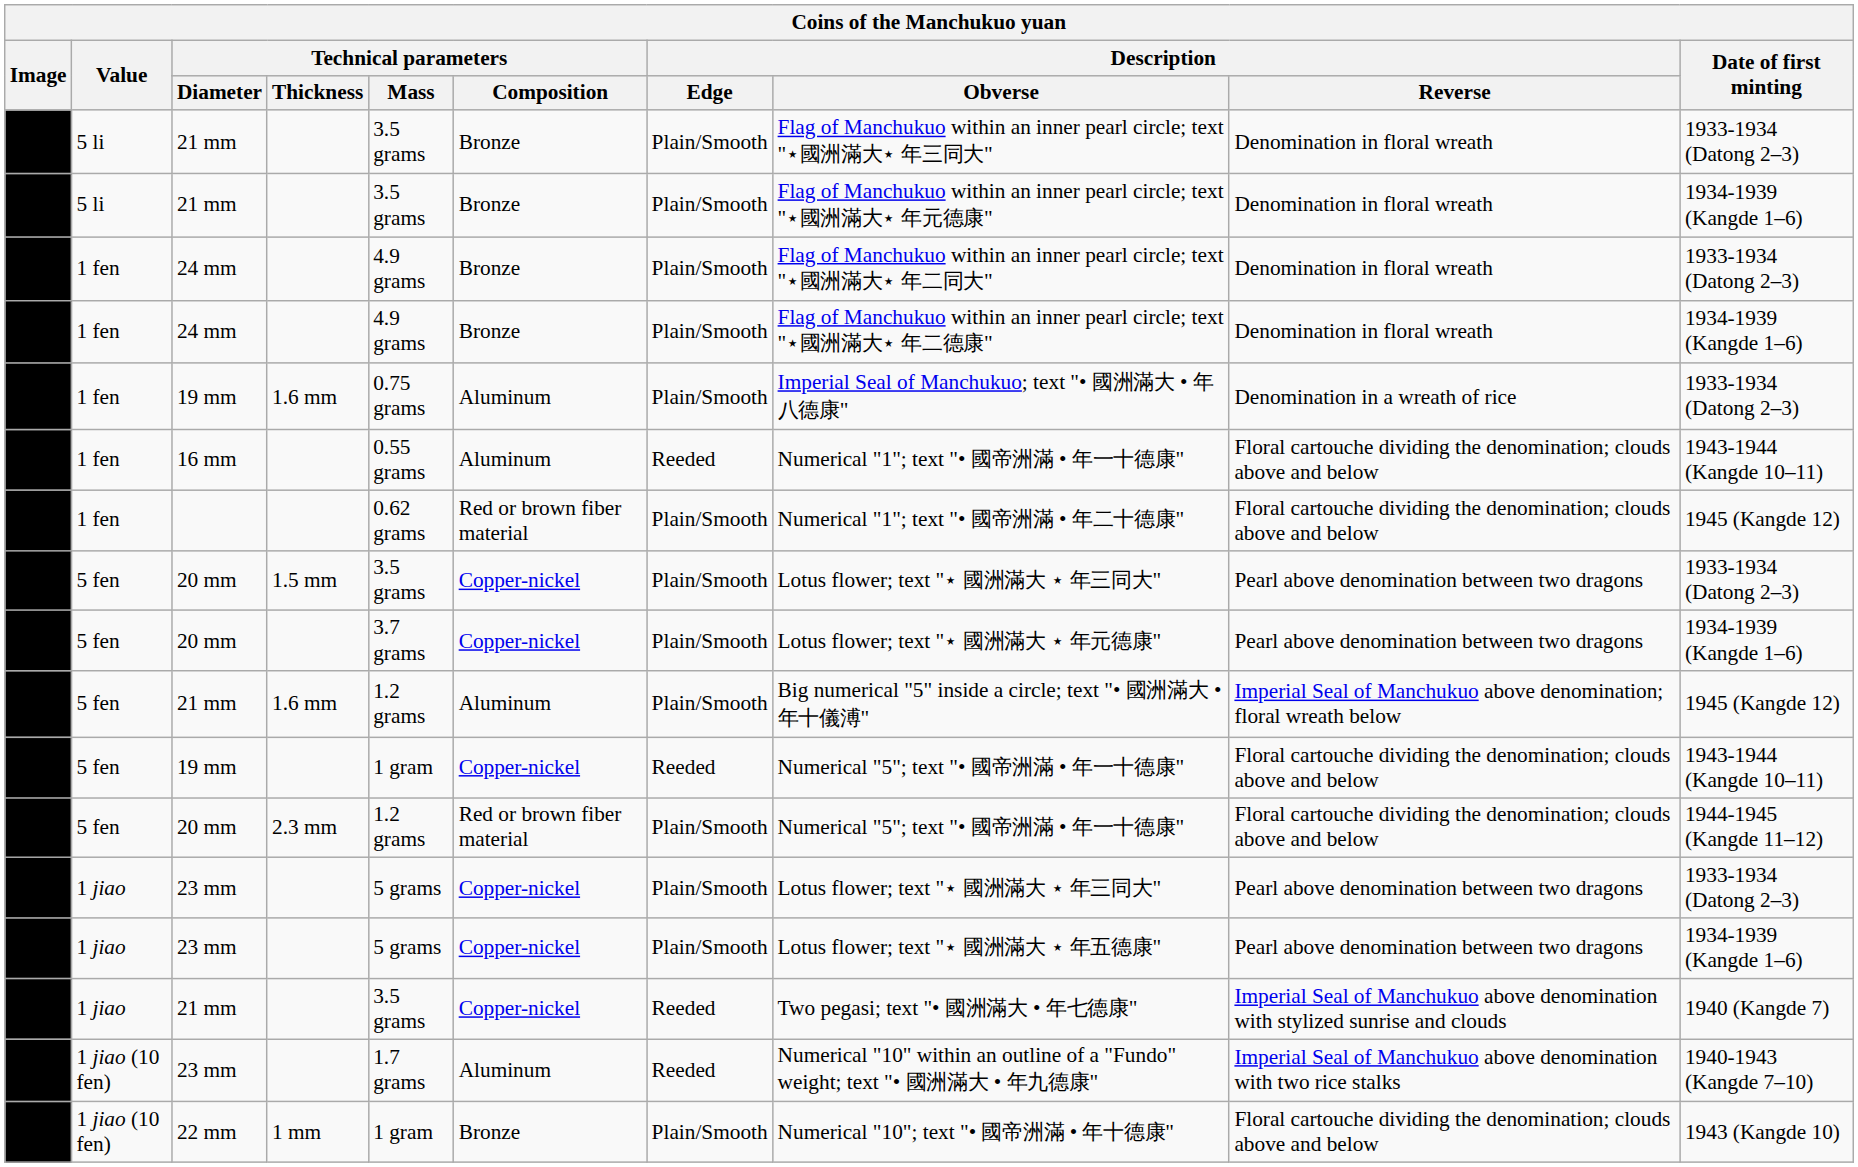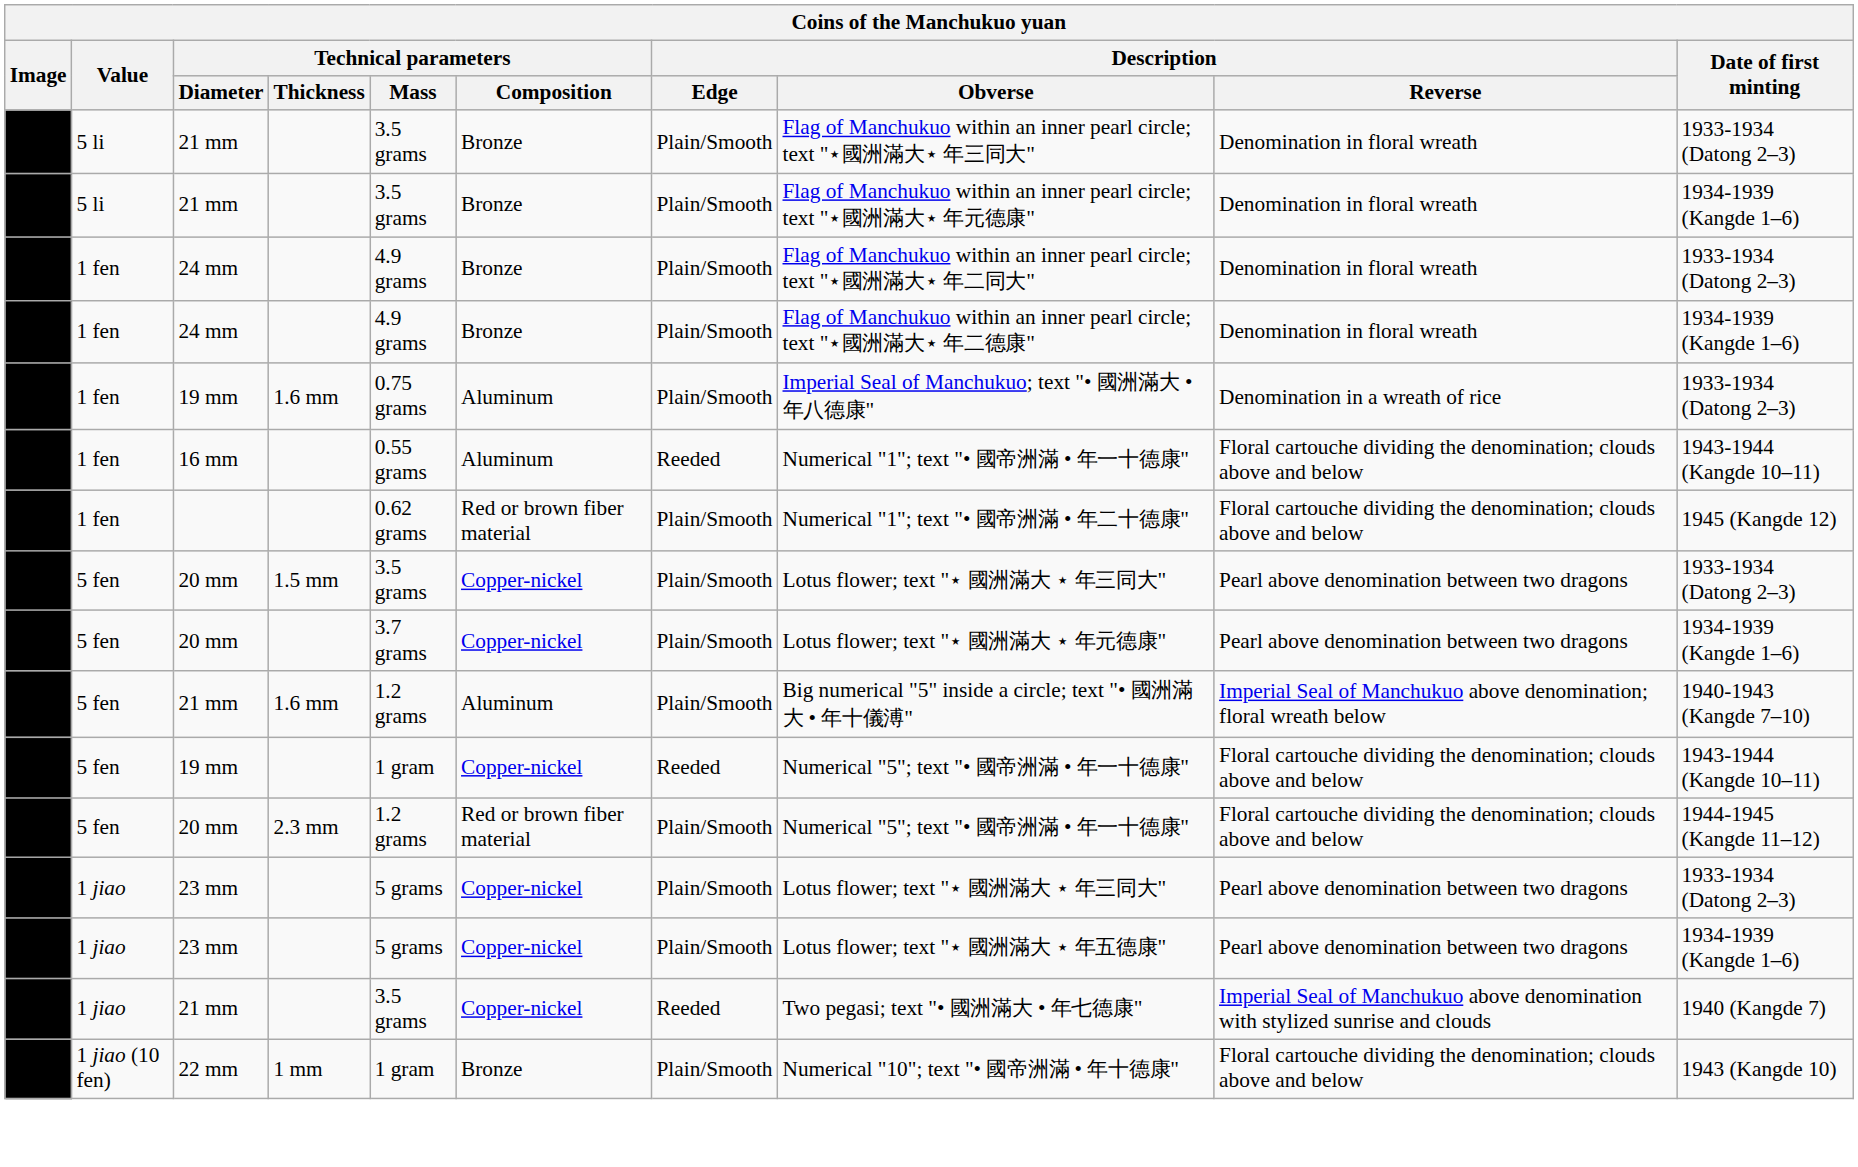(1762, 704) 1945 (Kangde 12) -> (1746, 704) 1940-1943 (Kangde 7–10)
- row: (118, 1070)
